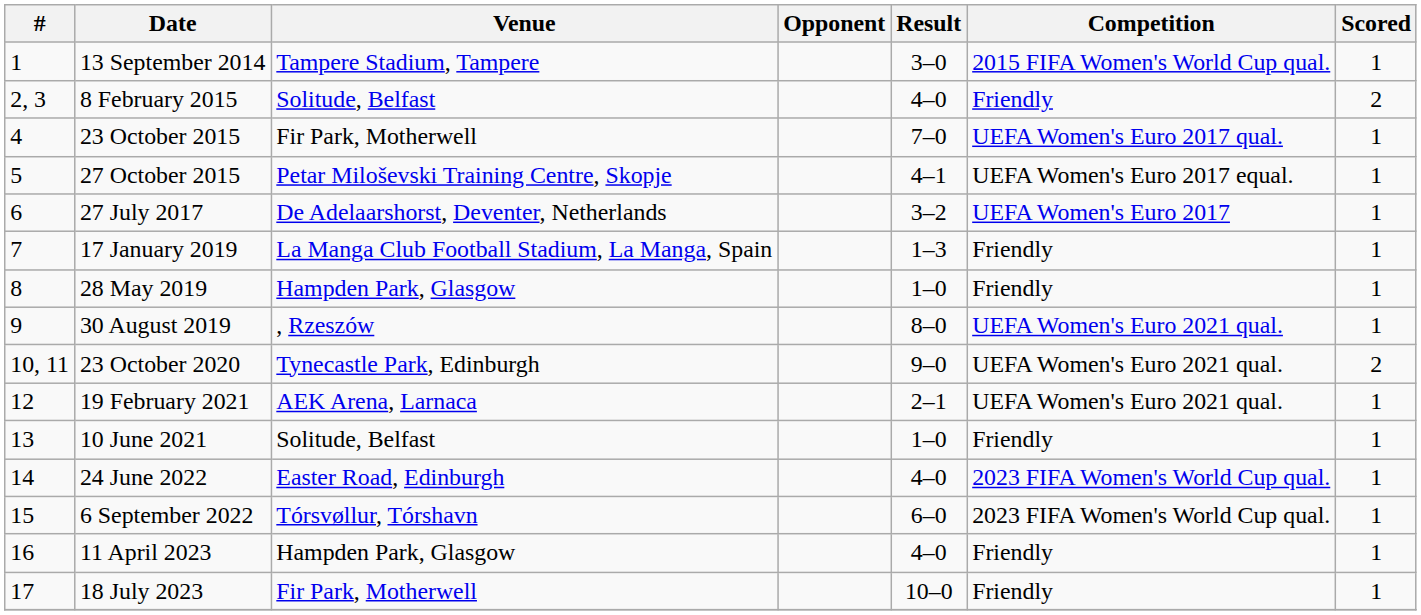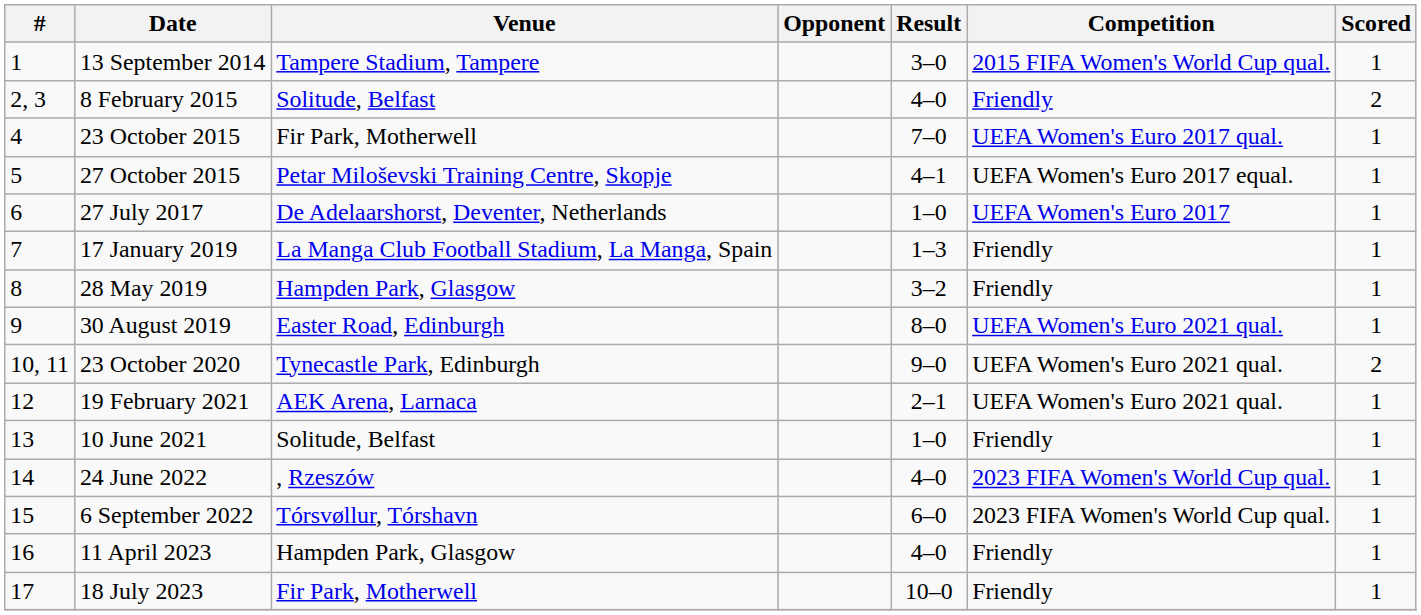(929, 212) 3–2 -> (929, 212) 1–0
(929, 288) 1–0 -> (929, 288) 3–2
(325, 325) , Rzeszów -> (390, 325) Easter Road, Edinburgh
(390, 477) Easter Road, Edinburgh -> (325, 477) , Rzeszów
